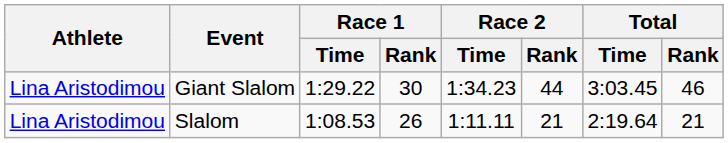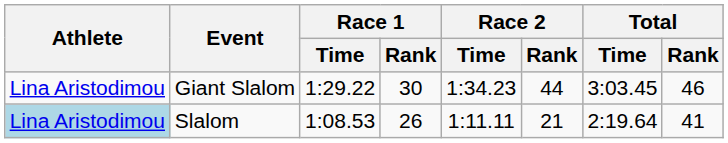(87, 121) no background -> (87, 121) lightblue background
(693, 121) 21 -> (693, 121) 41
